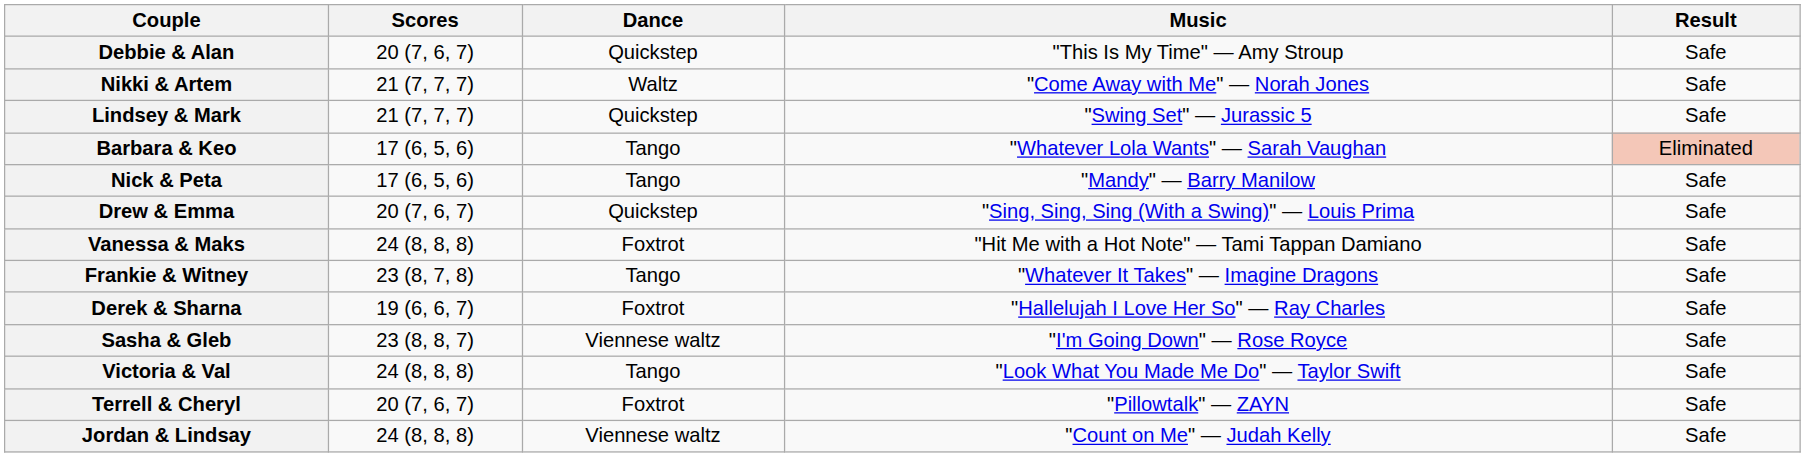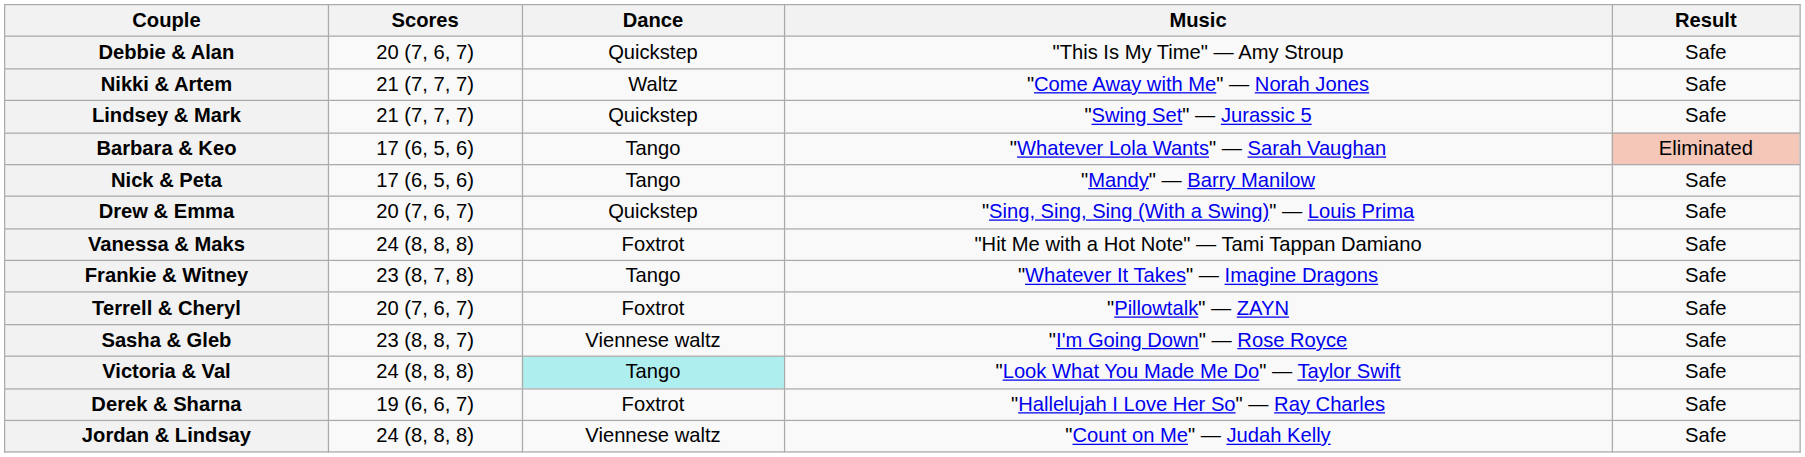rows swapped: (166, 404) <-> (166, 308)
(653, 372) no background -> (653, 372) paleturquoise background
